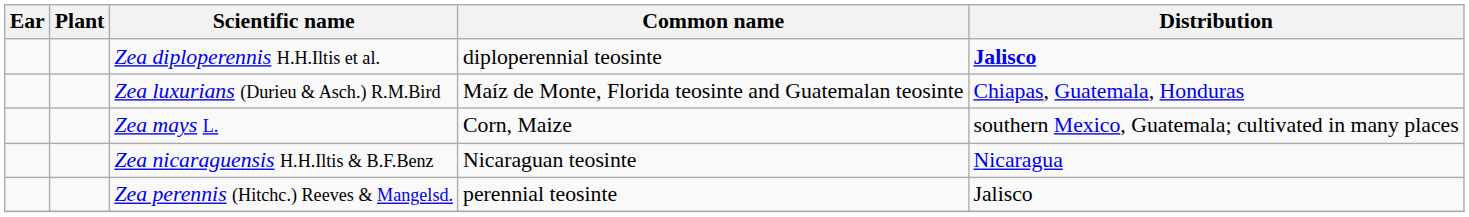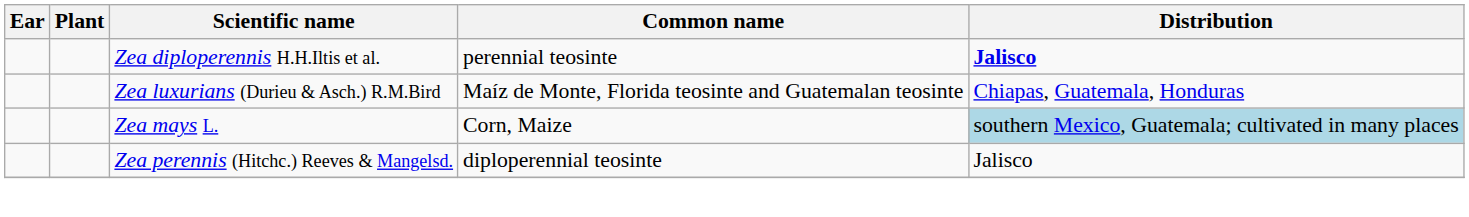(562, 56) diploperennial teosinte -> (540, 56) perennial teosinte
(1216, 125) no background -> (1216, 125) lightblue background
- row: (274, 159)
(540, 194) perennial teosinte -> (562, 159) diploperennial teosinte
